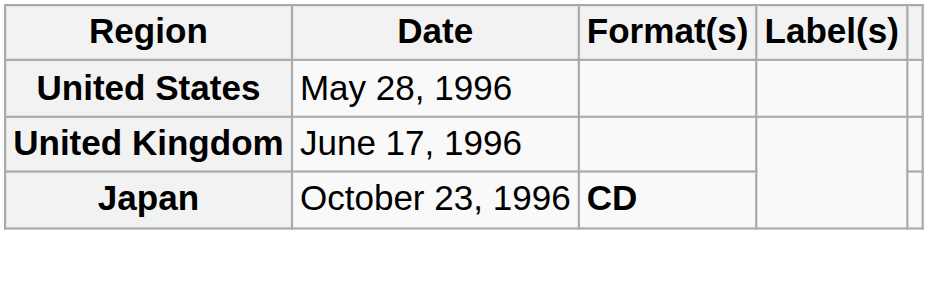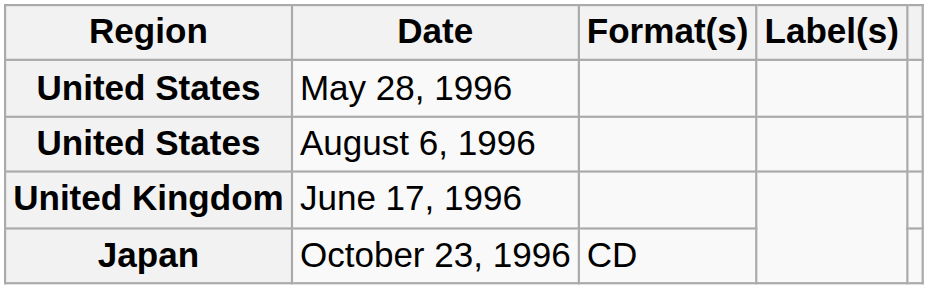+ row: (418, 143)
(612, 198) bold -> (612, 254) normal
